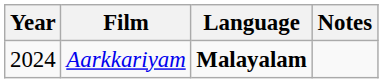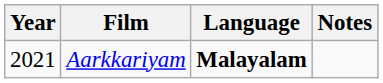(33, 58) 2024 -> (33, 58) 2021
